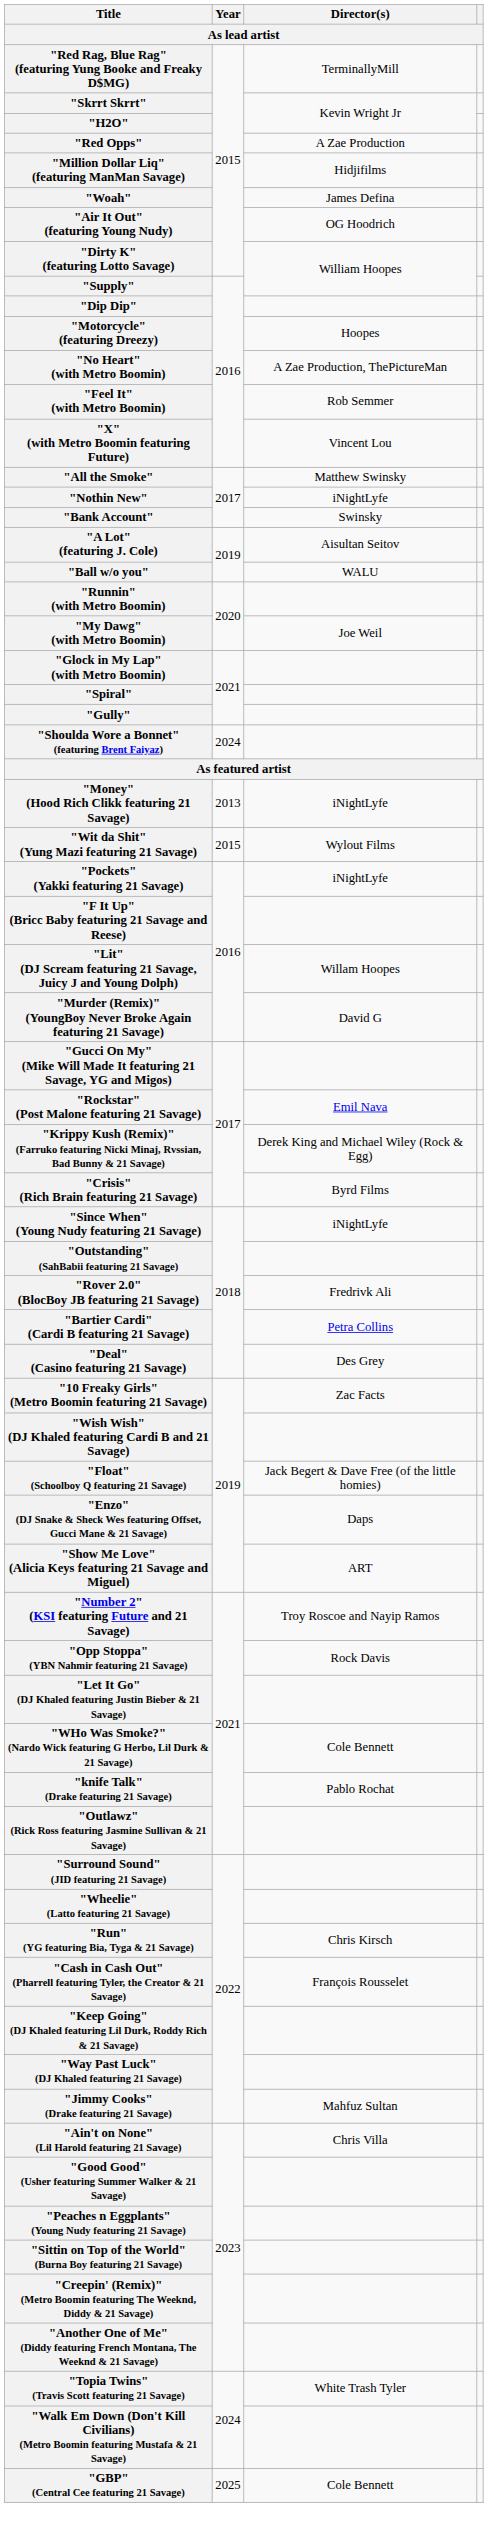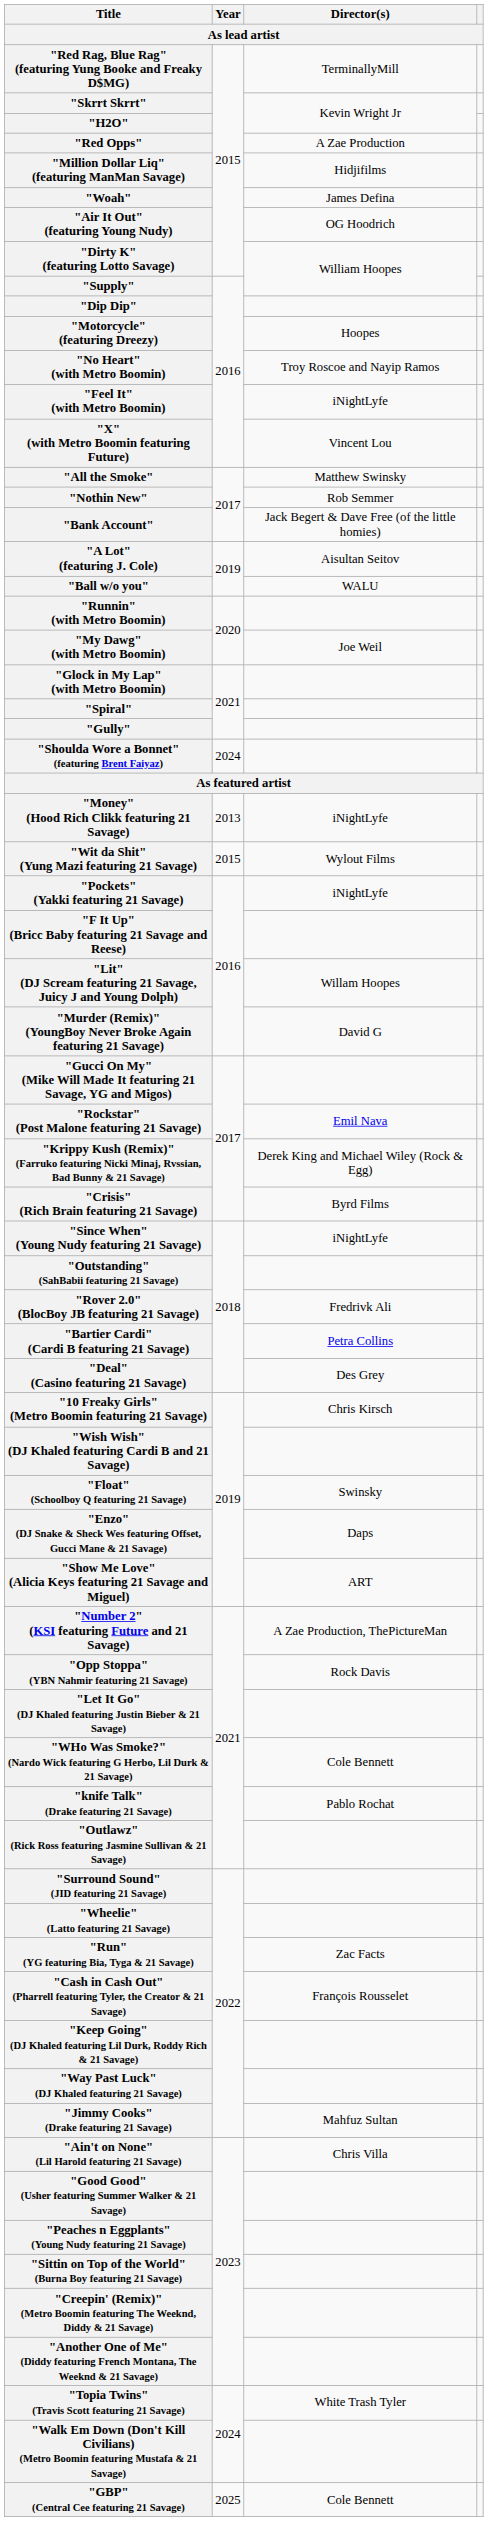(360, 367) A Zae Production, ThePictureMan -> (360, 367) Troy Roscoe and Nayip Ramos
(360, 401) Rob Semmer -> (360, 401) iNightLyfe
(360, 497) iNightLyfe -> (360, 497) Rob Semmer
(360, 517) Swinsky -> (360, 524) Jack Begert & Dave Free (of the little homies)
(360, 1395) Zac Facts -> (360, 1409) Chris Kirsch
(360, 1478) Jack Begert & Dave Free (of the little homies) -> (360, 1492) Swinsky
(360, 1616) Troy Roscoe and Nayip Ramos -> (360, 1630) A Zae Production, ThePictureMan
(360, 1940) Chris Kirsch -> (360, 1954) Zac Facts
